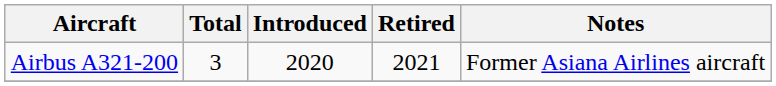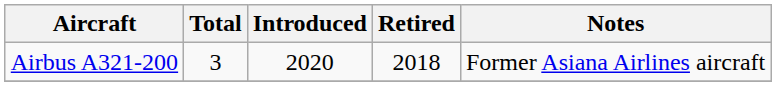(416, 61) 2021 -> (416, 61) 2018
